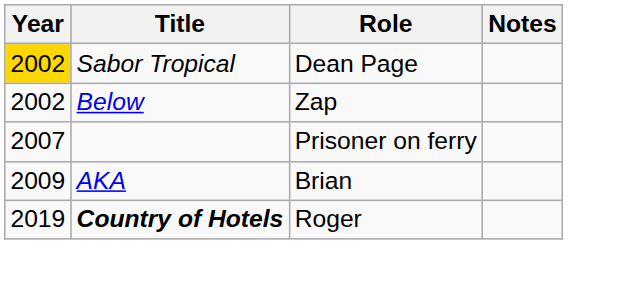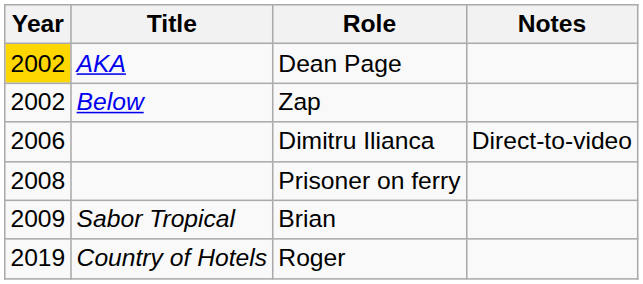(156, 63) Sabor Tropical -> (101, 63) AKA
+ row: (356, 141)
(38, 141) 2007 -> (38, 180) 2008
(101, 180) AKA -> (156, 219) Sabor Tropical
(180, 219) bold -> (172, 258) normal
